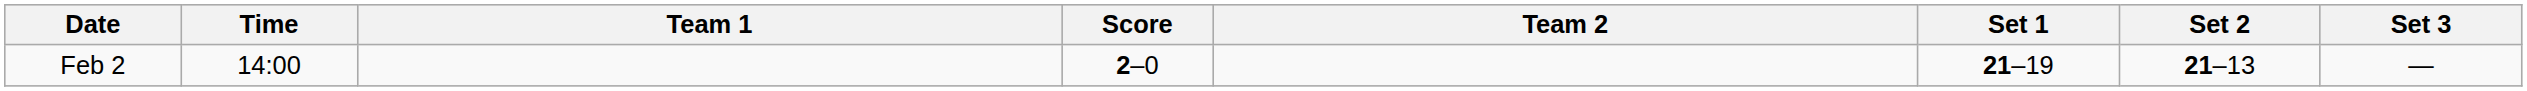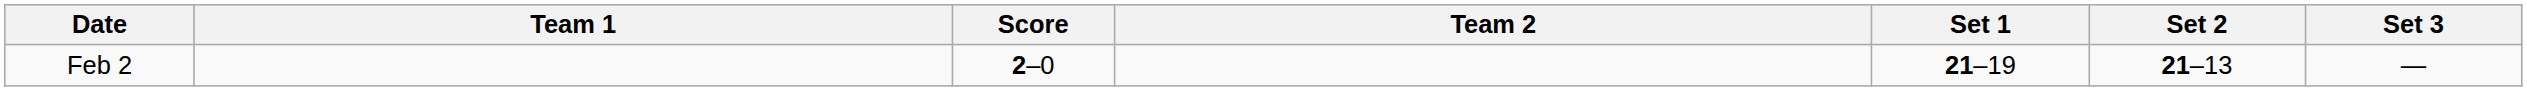- column: (269, 24)
